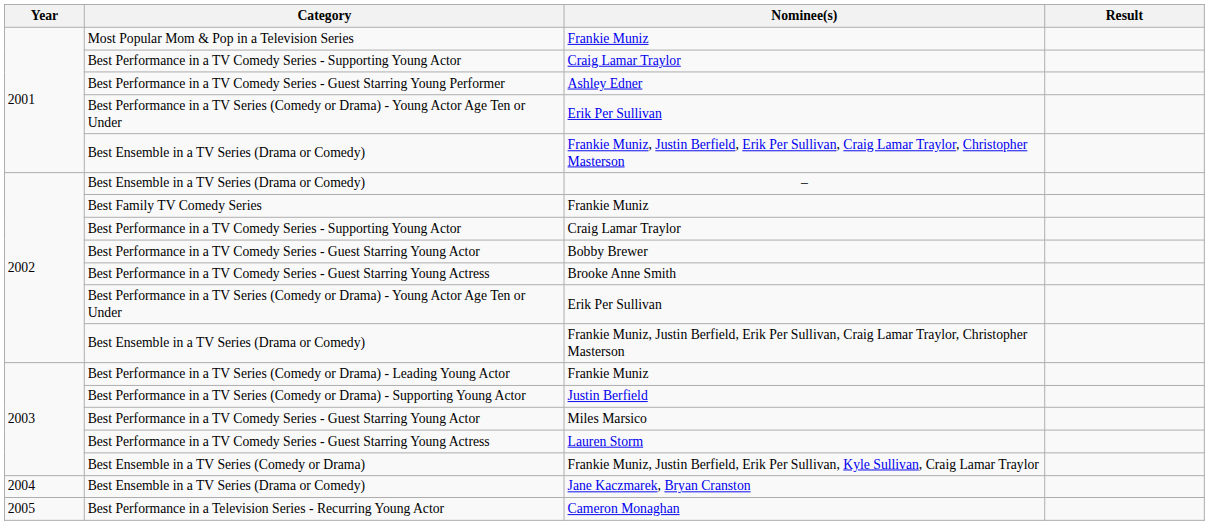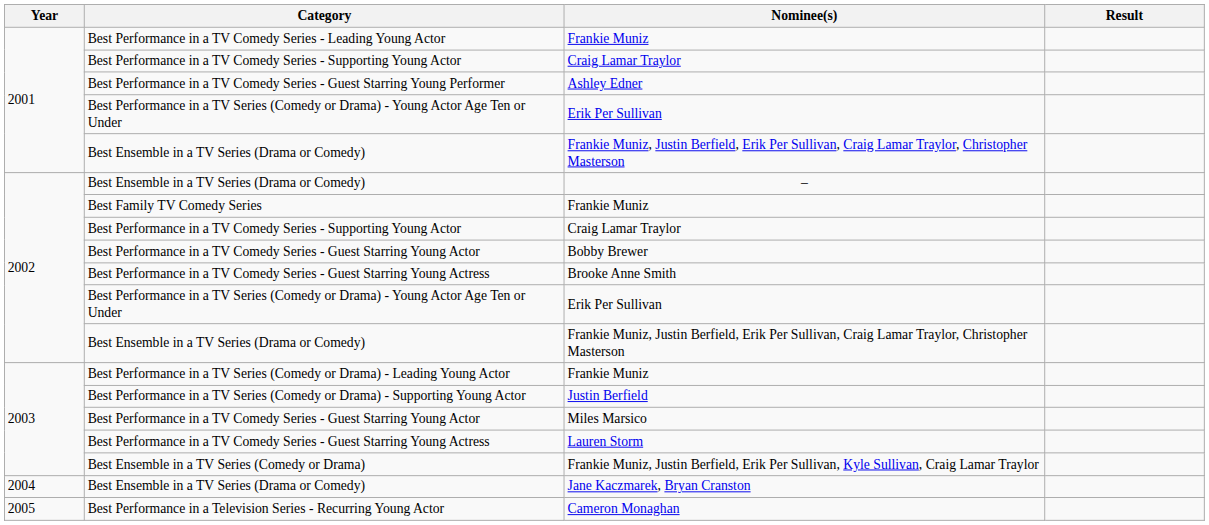(221, 38) Most Popular Mom & Pop in a Television Series -> (266, 38) Best Performance in a TV Comedy Series - Leading Young Actor
